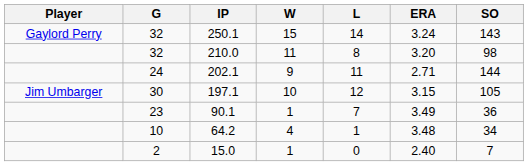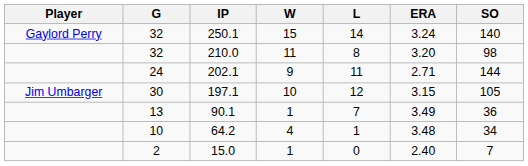(490, 33) 143 -> (490, 33) 140
(156, 111) 23 -> (156, 111) 13
